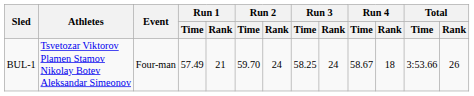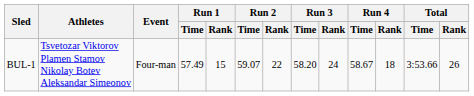(220, 65) 21 -> (220, 65) 15
(249, 65) 59.70 -> (249, 65) 59.07
(277, 65) 24 -> (277, 65) 22
(305, 65) 58.25 -> (305, 65) 58.20
